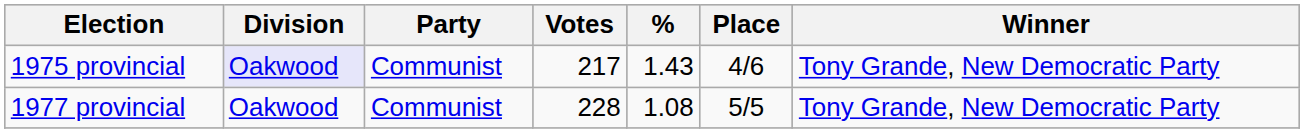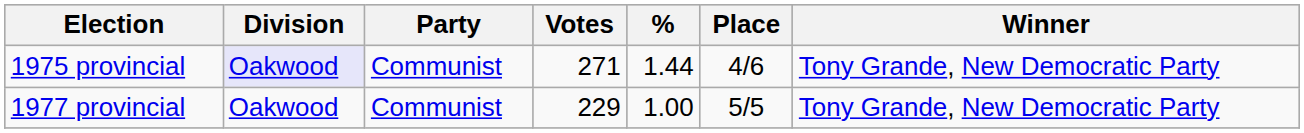(599, 66) 217 -> (599, 66) 271
(668, 66) 1.43 -> (668, 66) 1.44
(599, 107) 228 -> (599, 107) 229
(668, 107) 1.08 -> (668, 107) 1.00
